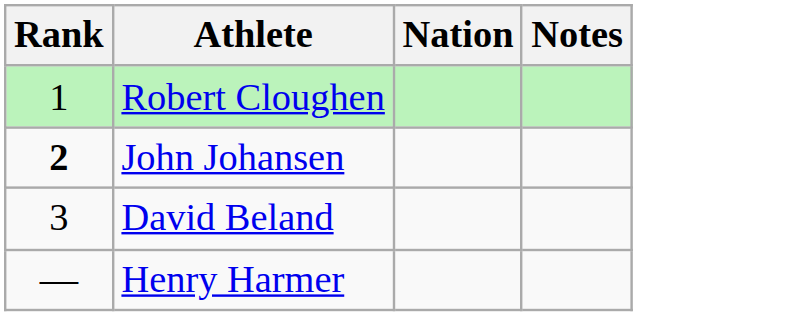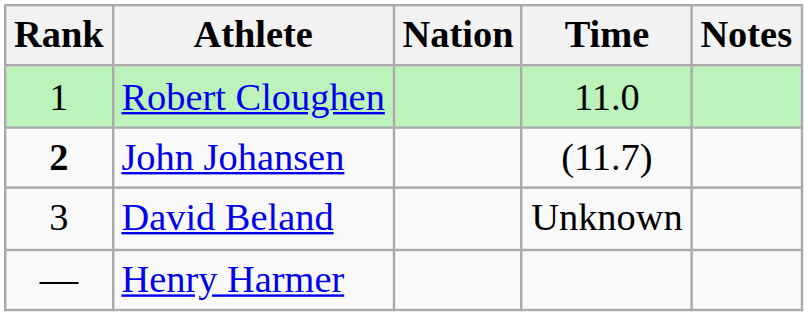+ column: (607, 34)
